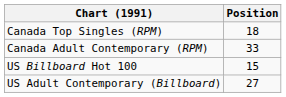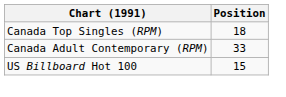- row: (114, 84)
